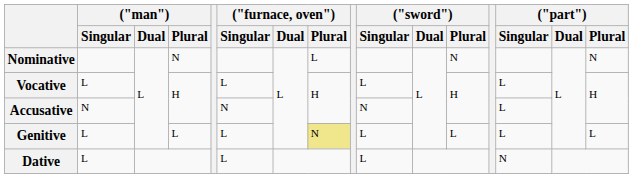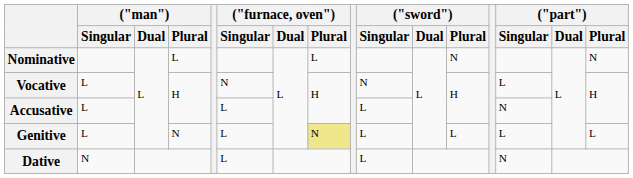(176, 57) N -> (175, 57) L
(224, 82) L -> (224, 82) N
(363, 82) L -> (364, 82) N
(85, 108) N -> (85, 108) L
(224, 108) N -> (224, 108) L
(364, 108) N -> (363, 108) L
(502, 108) L -> (503, 108) N
(175, 133) L -> (176, 133) N
(85, 158) L -> (85, 158) N
